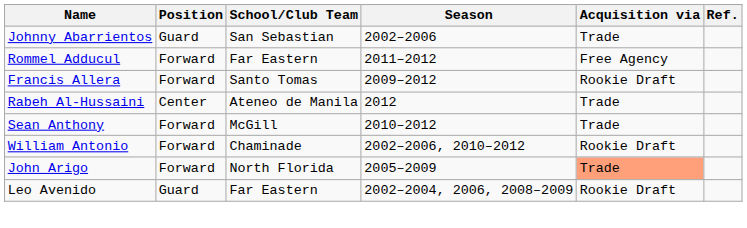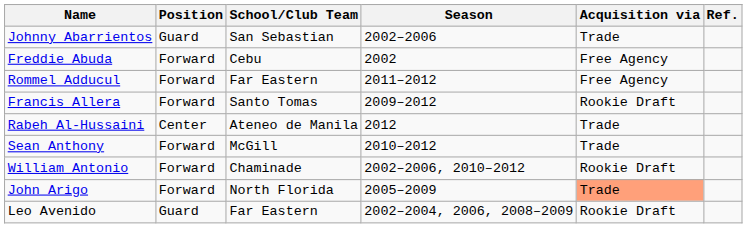+ row: (60, 59)
